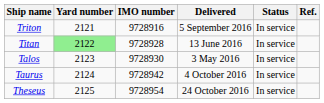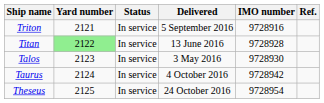columns swapped: (146, 12) <-> (276, 12)
